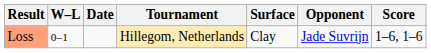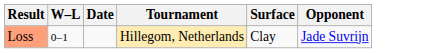- column: (399, 15)
